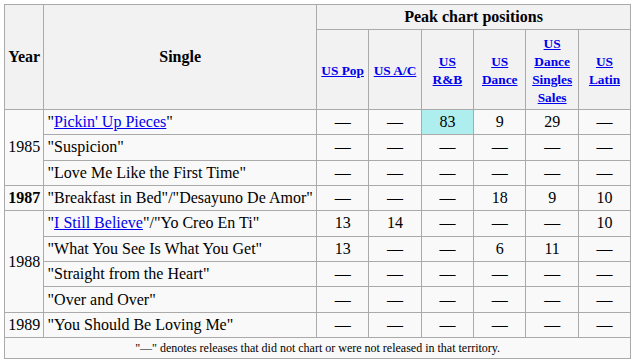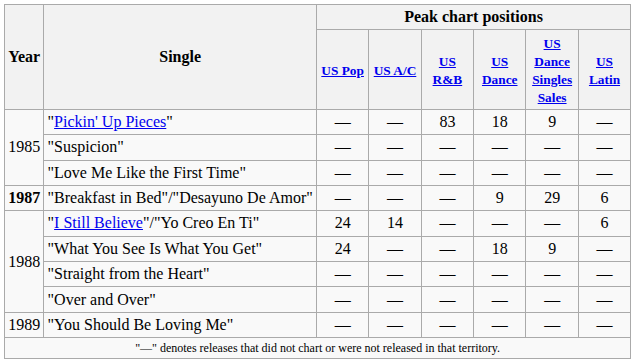(447, 121) paleturquoise background -> (447, 121) no background
(500, 121) 9 -> (500, 121) 18
(552, 121) 29 -> (552, 121) 9
(500, 198) 18 -> (500, 198) 9
(552, 198) 9 -> (552, 198) 29
(604, 198) 10 -> (604, 198) 6
(343, 223) 13 -> (343, 223) 24
(604, 223) 10 -> (604, 223) 6
(343, 248) 13 -> (343, 248) 24
(500, 248) 6 -> (500, 248) 18
(552, 248) 11 -> (552, 248) 9
